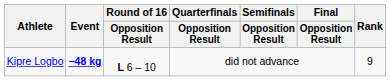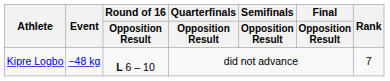(85, 62) bold -> (84, 62) normal
(370, 62) 9 -> (369, 62) 7
